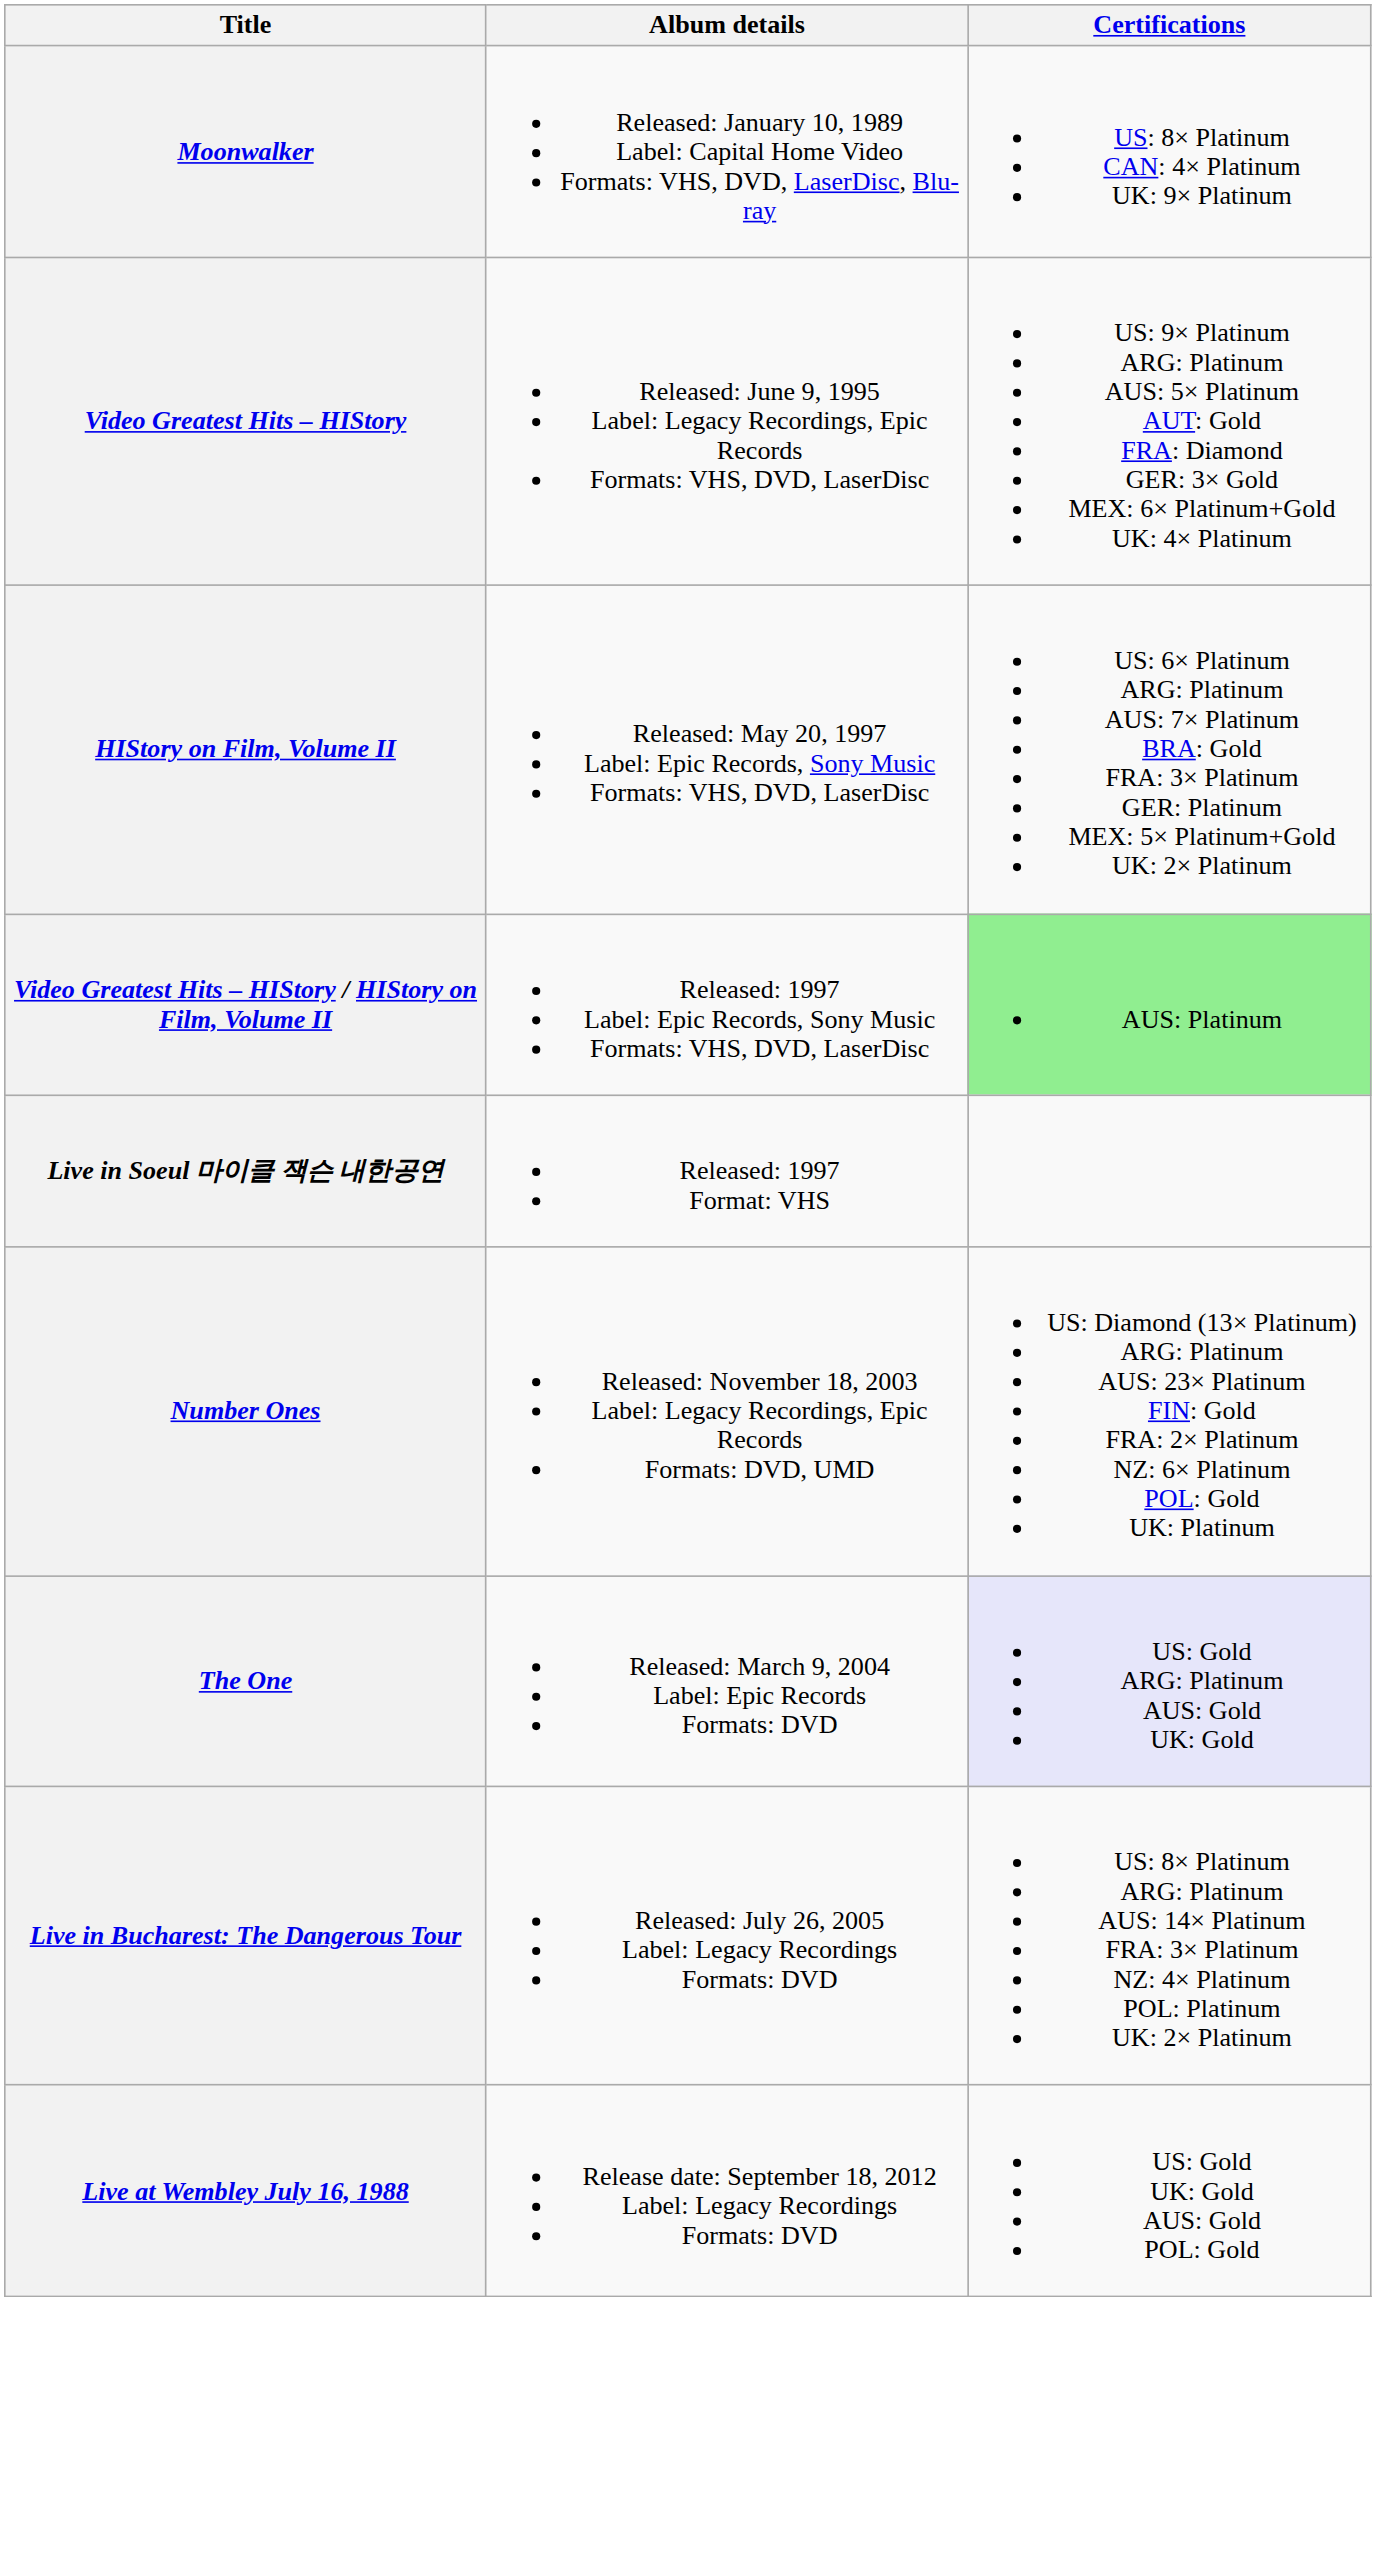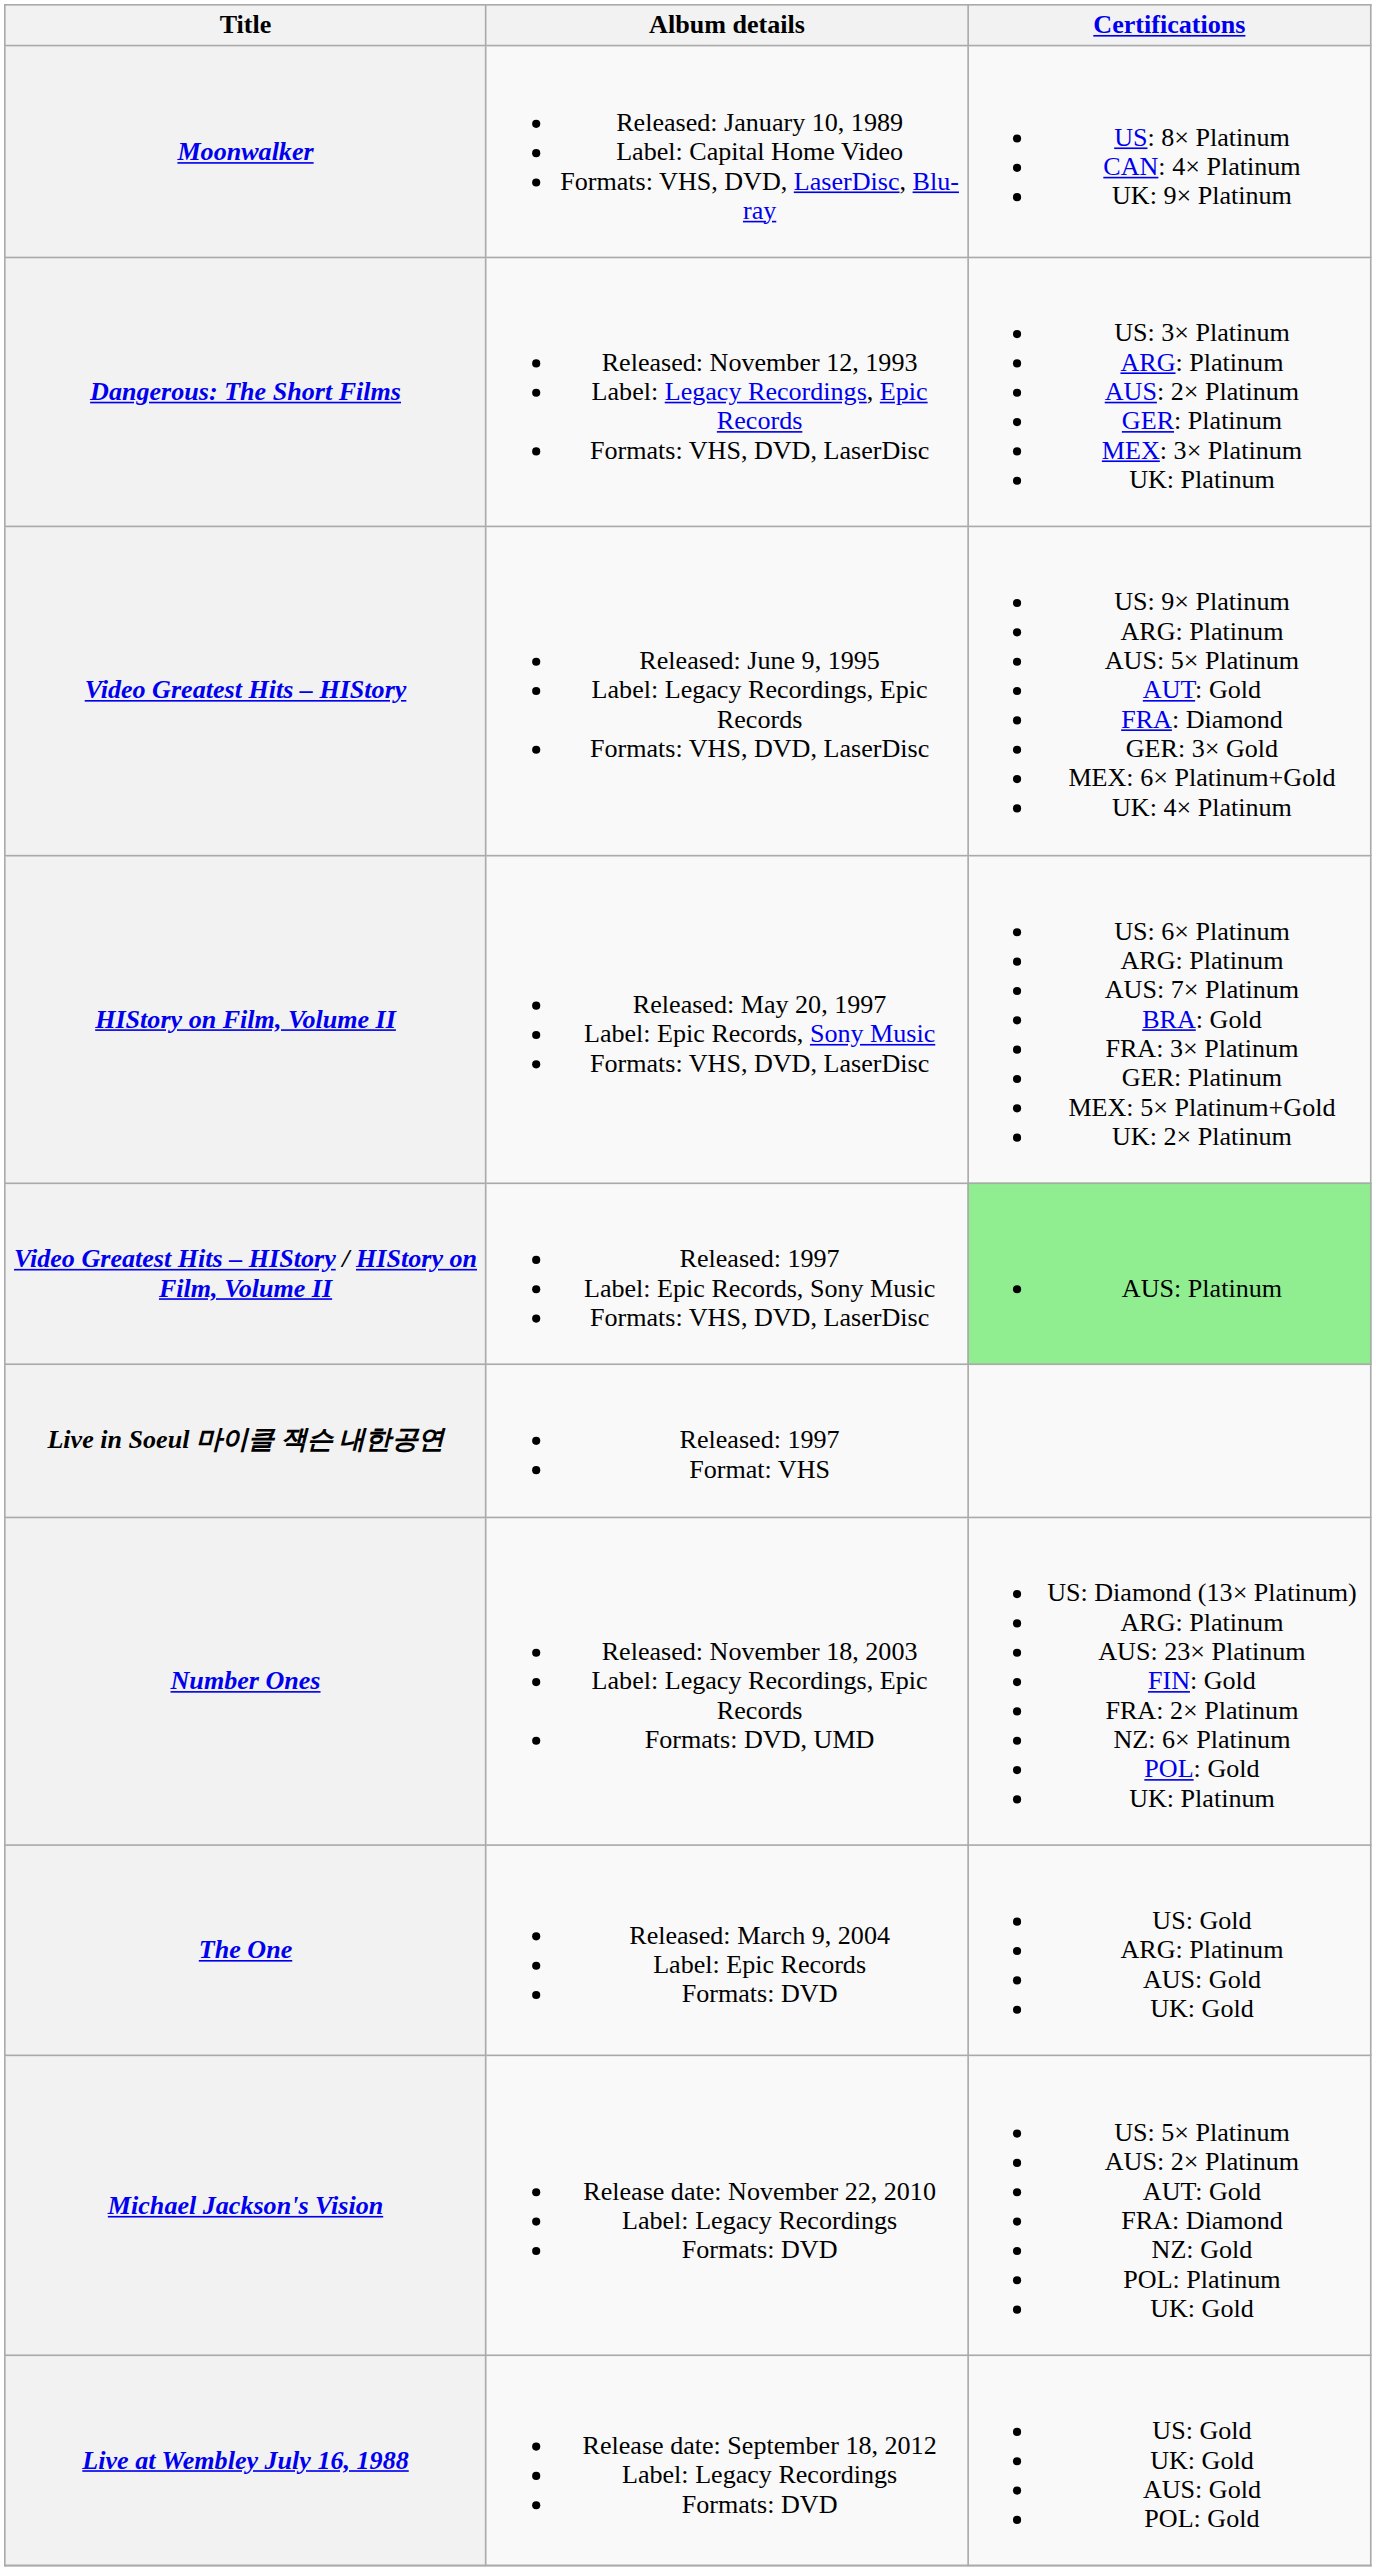+ row: (246, 391)
(1169, 1696) lavender background -> (1169, 1965) no background
- row: (246, 1935)
+ row: (246, 2205)
